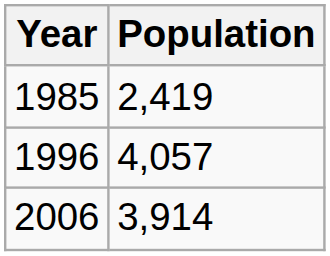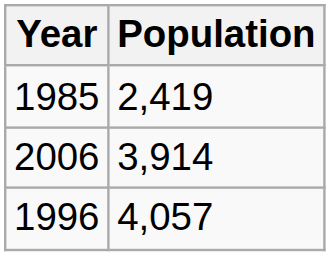rows swapped: (57, 156) <-> (57, 217)
